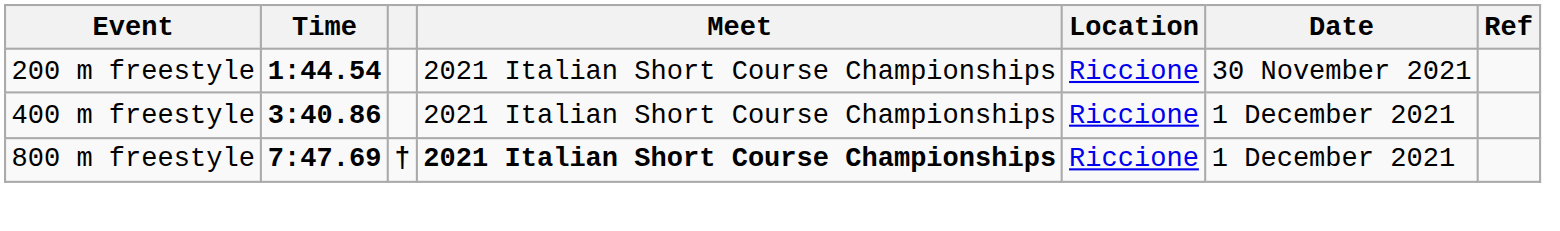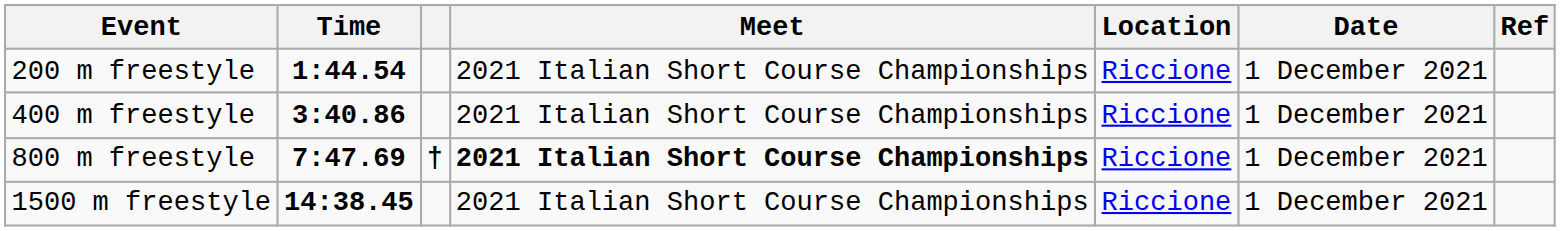(1342, 71) 30 November 2021 -> (1366, 71) 1 December 2021
+ row: (141, 203)
